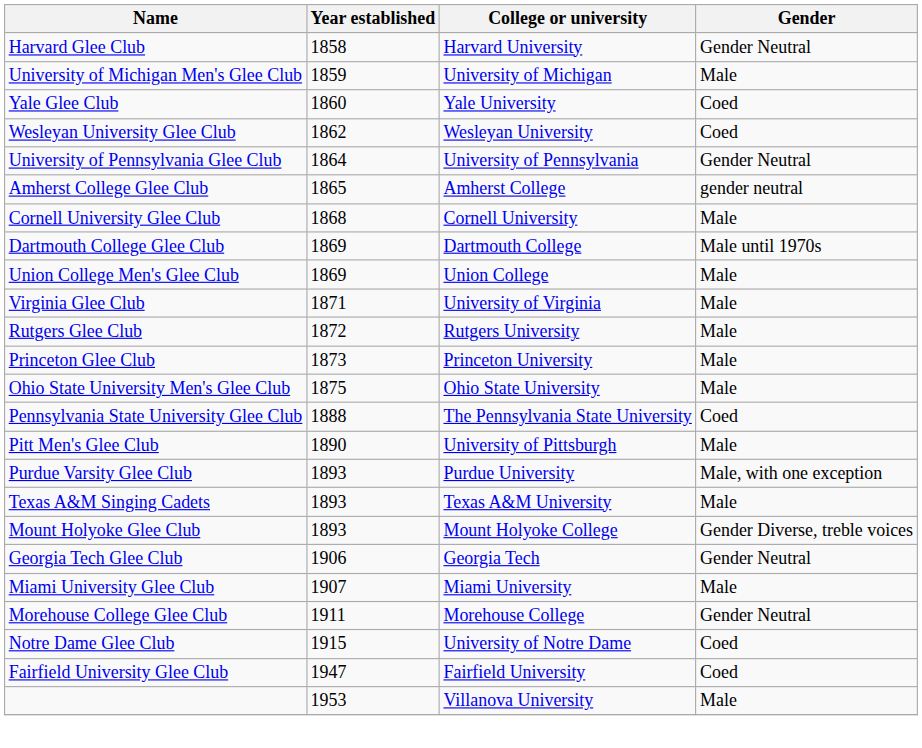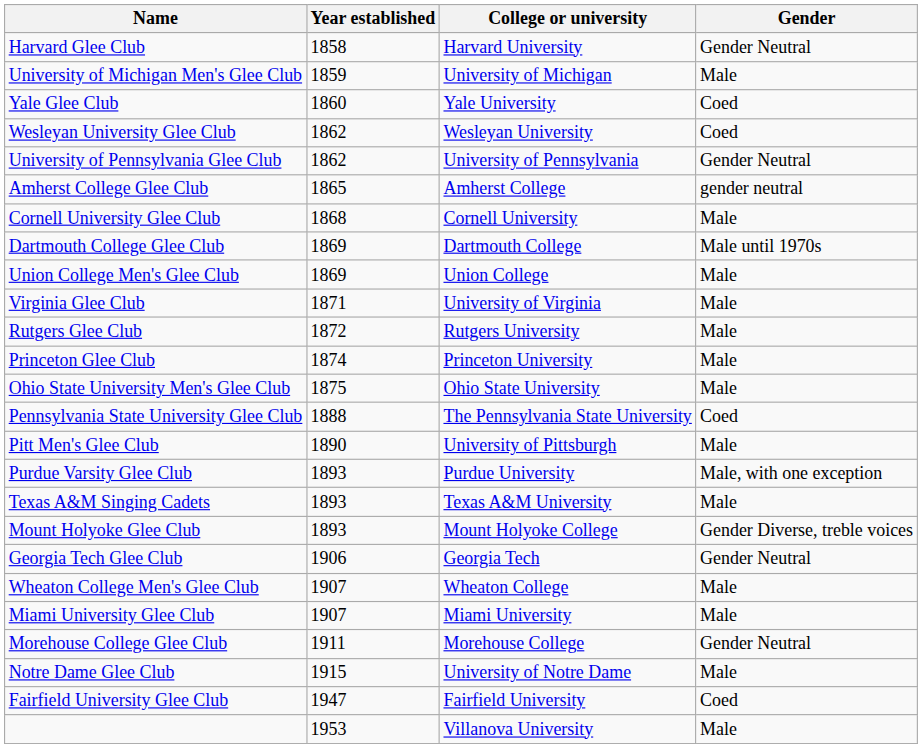(329, 160) 1864 -> (329, 160) 1862
(329, 359) 1873 -> (329, 359) 1874
+ row: (134, 587)
(719, 643) Coed -> (718, 672) Male
